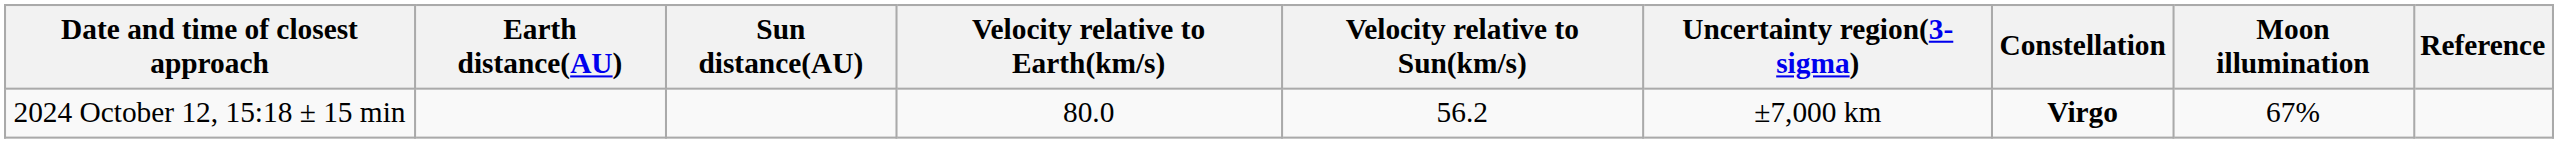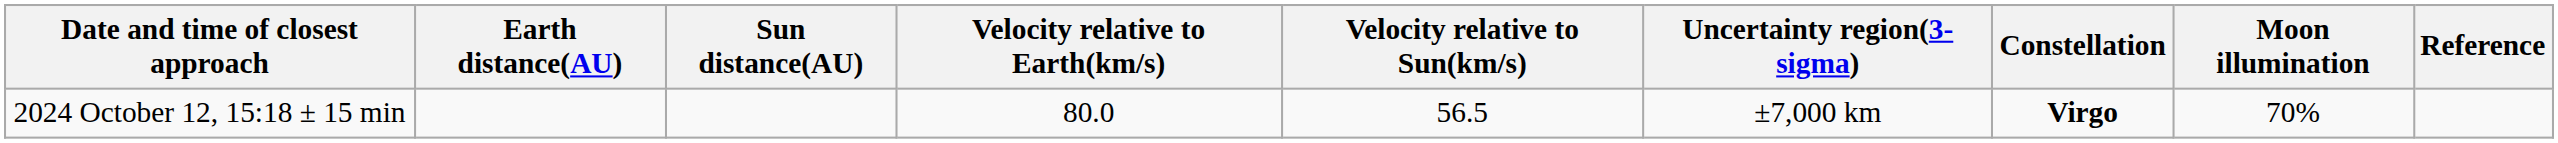(1462, 112) 56.2 -> (1462, 112) 56.5
(2293, 112) 67% -> (2293, 112) 70%
